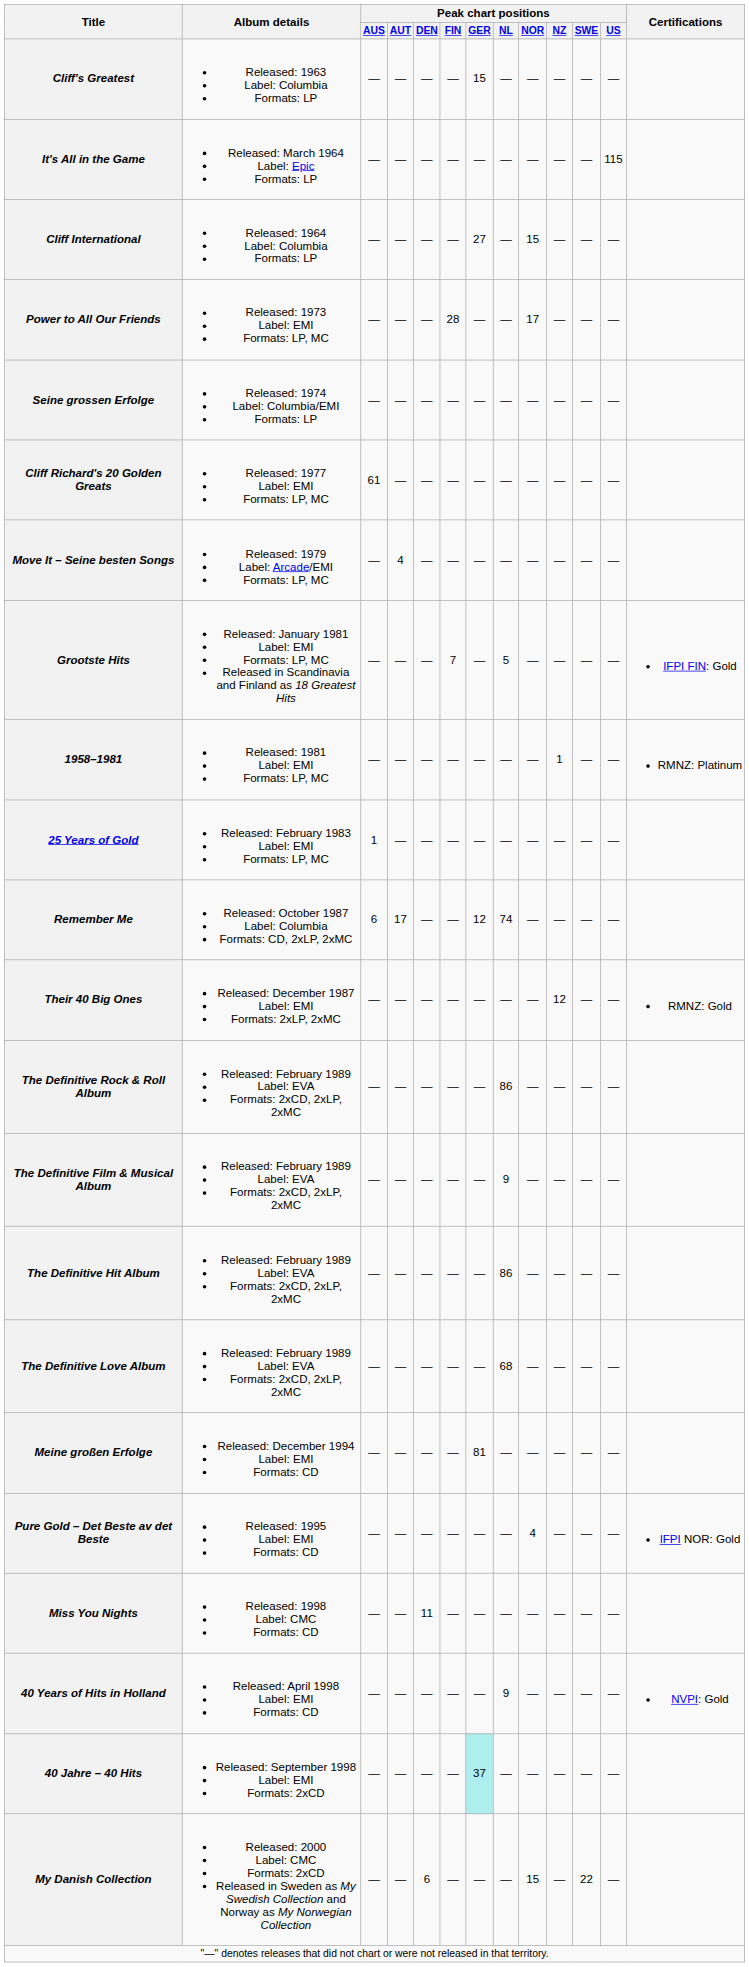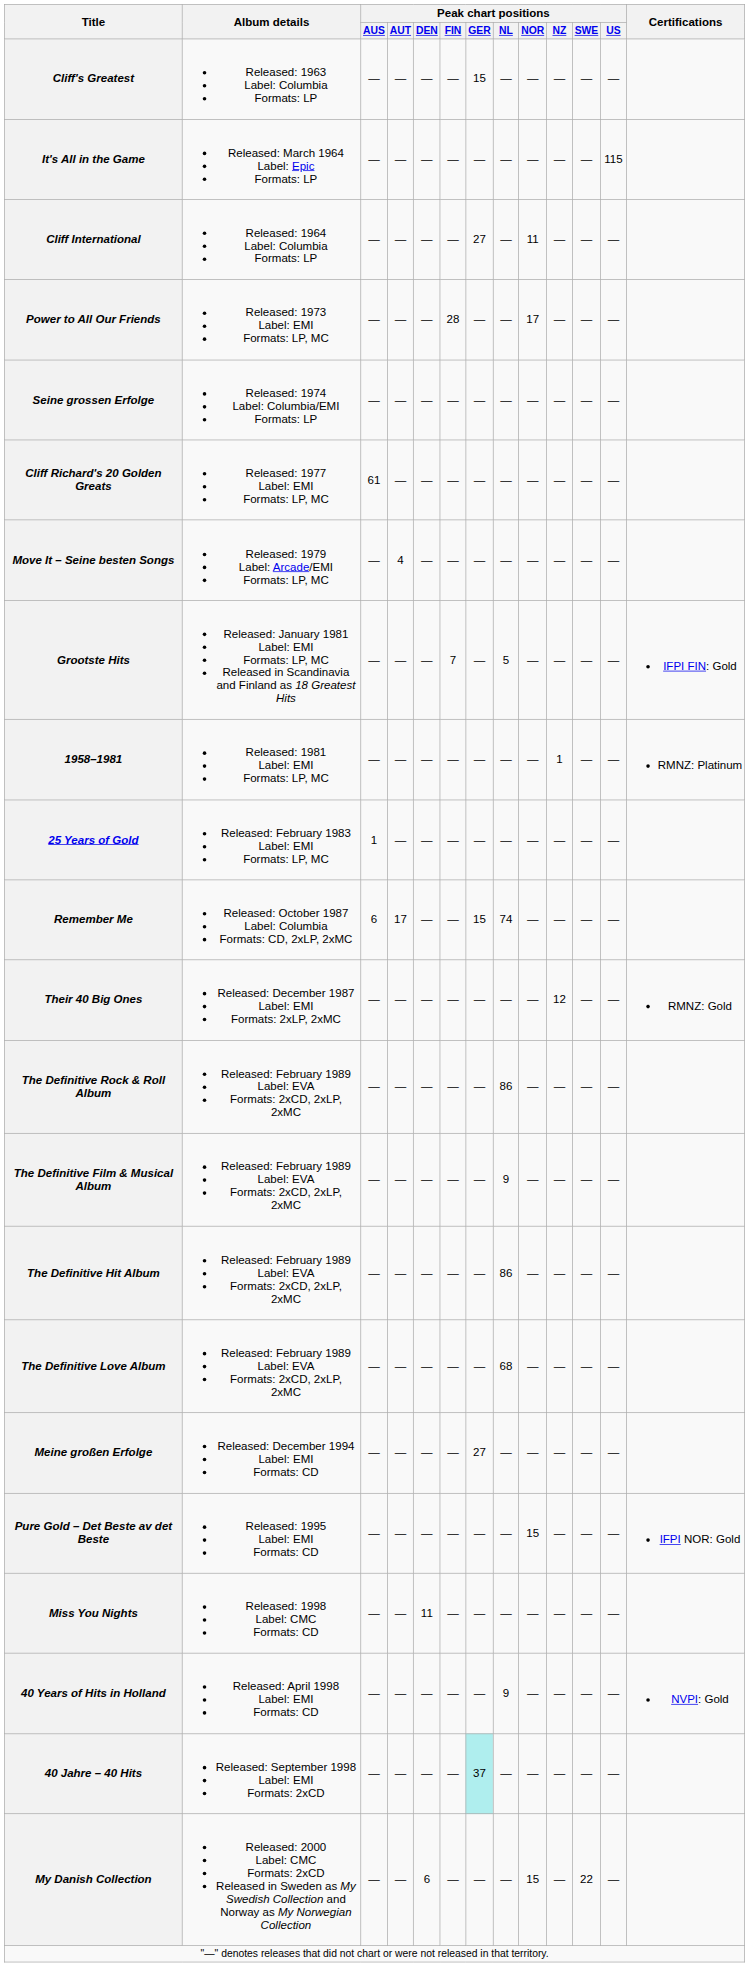(533, 239) 15 -> (533, 239) 11
(479, 920) 12 -> (479, 920) 15
(479, 1453) 81 -> (479, 1453) 27
(533, 1533) 4 -> (533, 1533) 15
